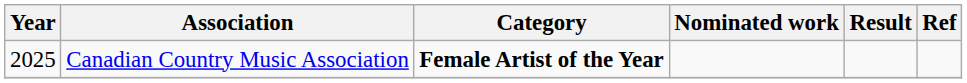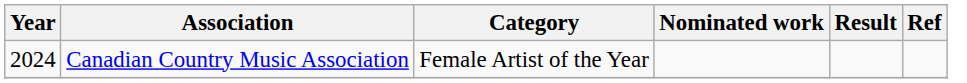(33, 58) 2025 -> (33, 58) 2024
(542, 58) bold -> (534, 58) normal
